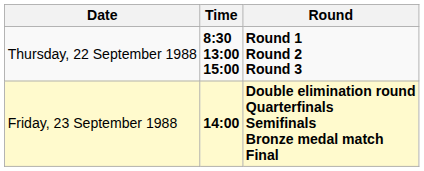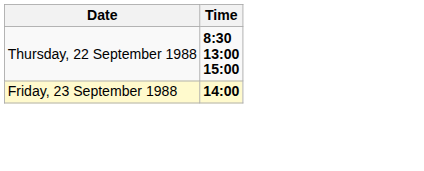- column: (331, 15)
